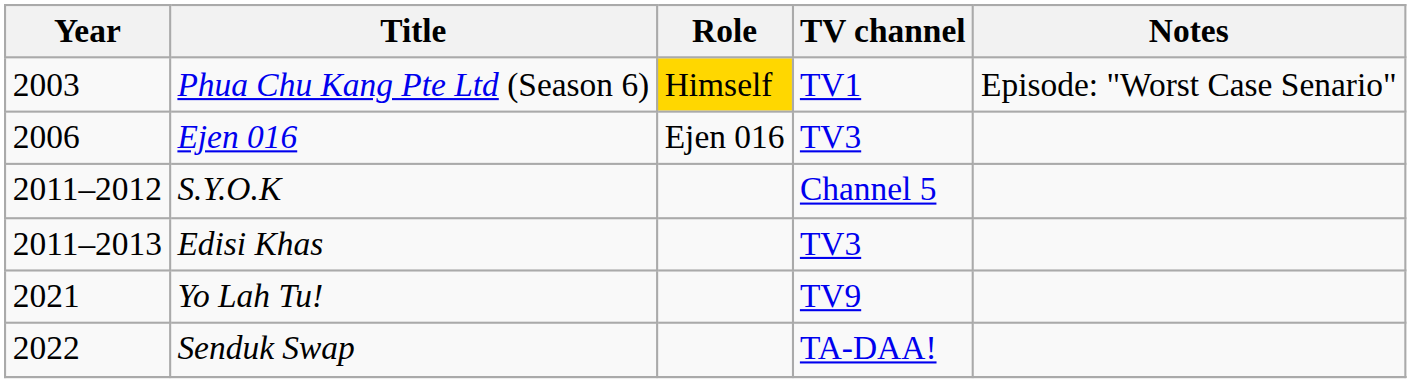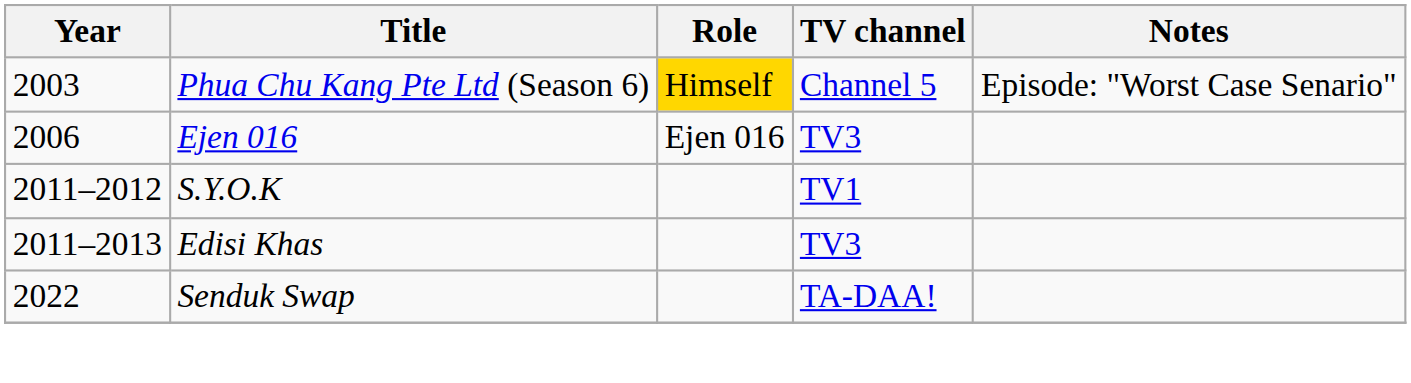(831, 84) TV1 -> (868, 84) Channel 5
(868, 190) Channel 5 -> (831, 190) TV1
- row: (250, 296)
